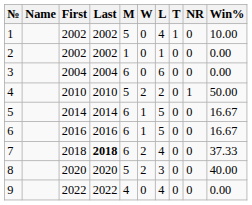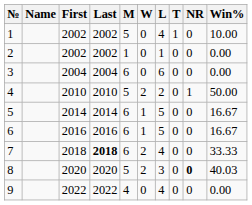(223, 151) 37.33 -> (223, 151) 33.33
(189, 170) normal -> (189, 170) bold
(223, 170) 40.00 -> (223, 170) 40.03
